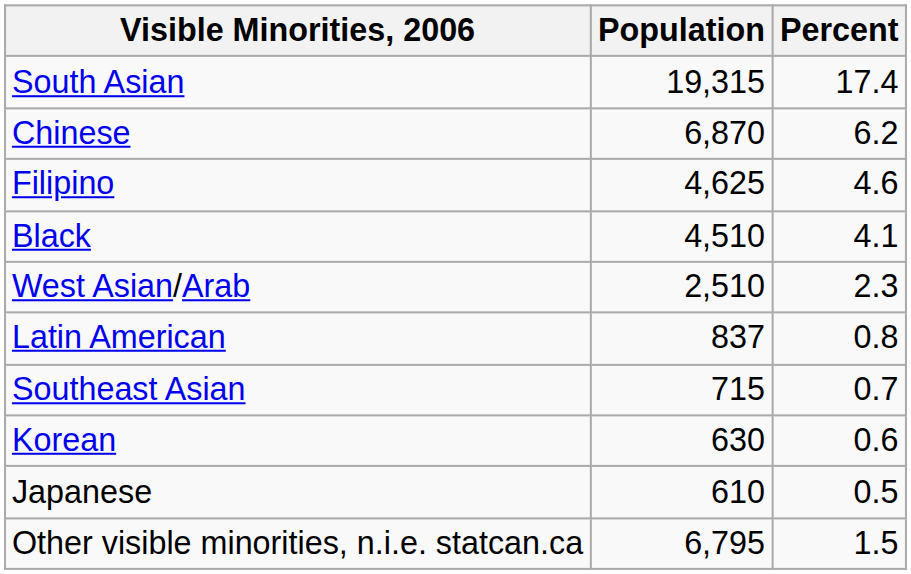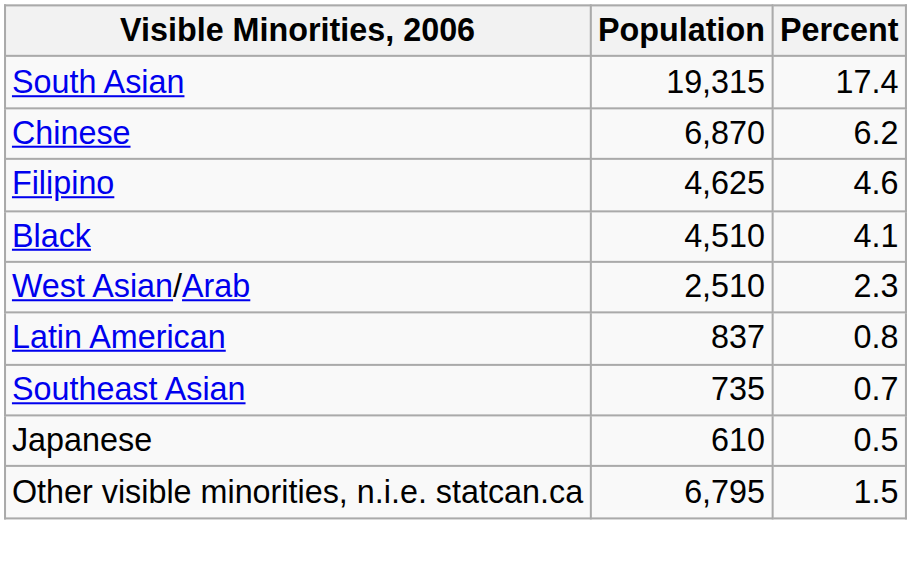(738, 389) 715 -> (738, 389) 735
- row: (64, 440)
